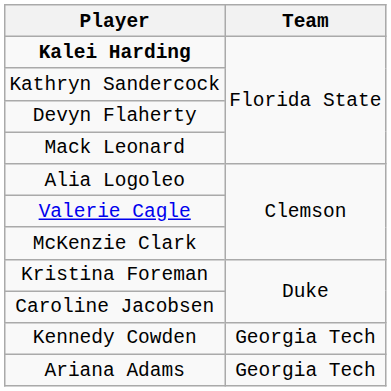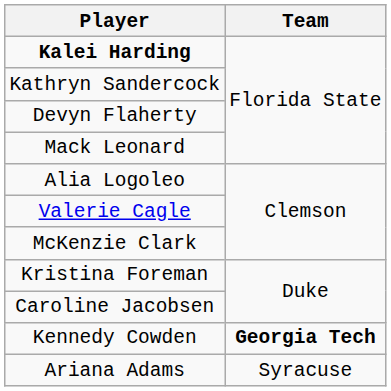(305, 338) normal -> (305, 338) bold
(305, 370) Georgia Tech -> (305, 370) Syracuse
